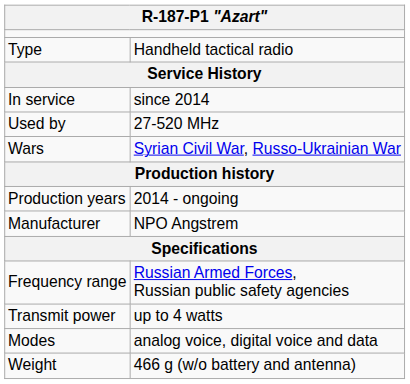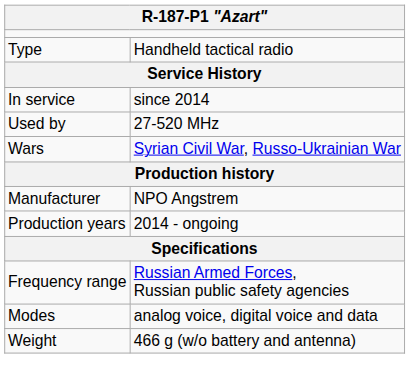rows swapped: (54, 223) <-> (67, 198)
- row: (62, 316)
